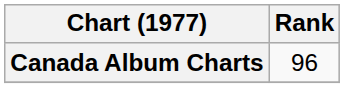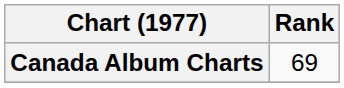(304, 62) 96 -> (304, 62) 69
